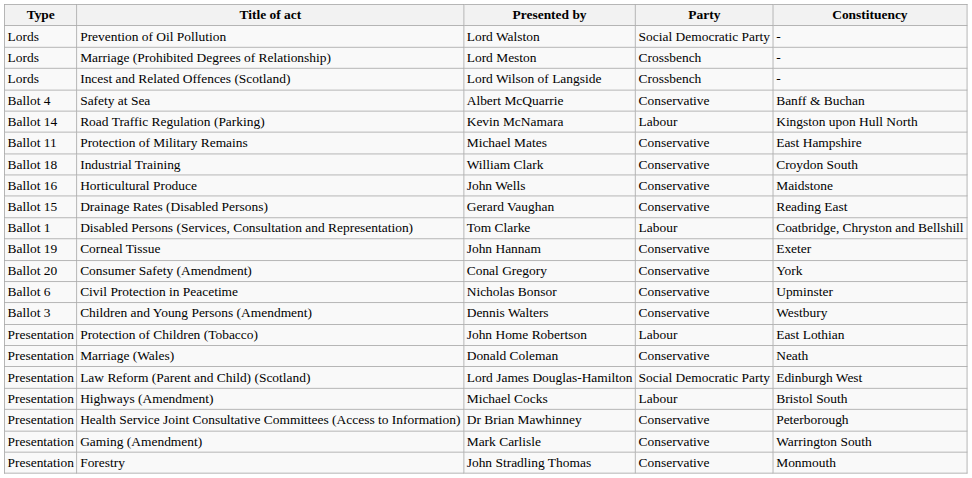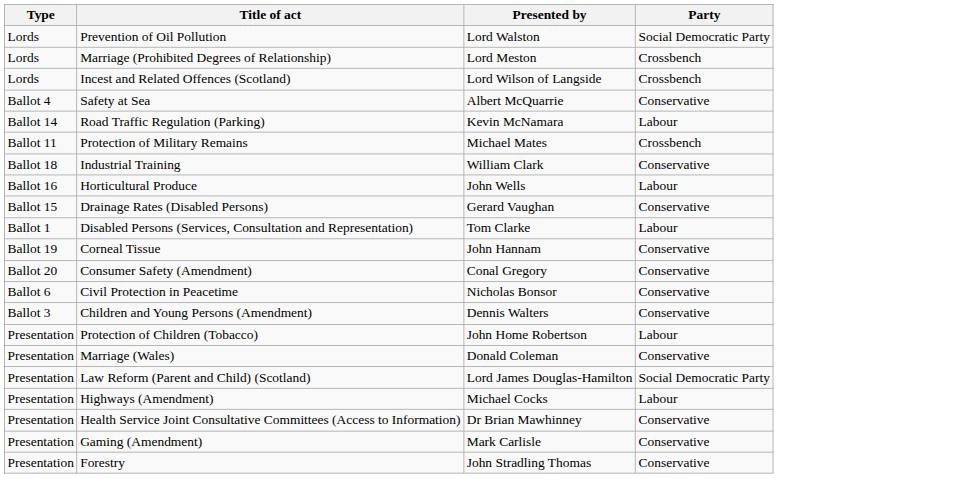- column: (870, 15)
(674, 143) Conservative -> (670, 143) Crossbench
(674, 185) Conservative -> (658, 185) Labour
